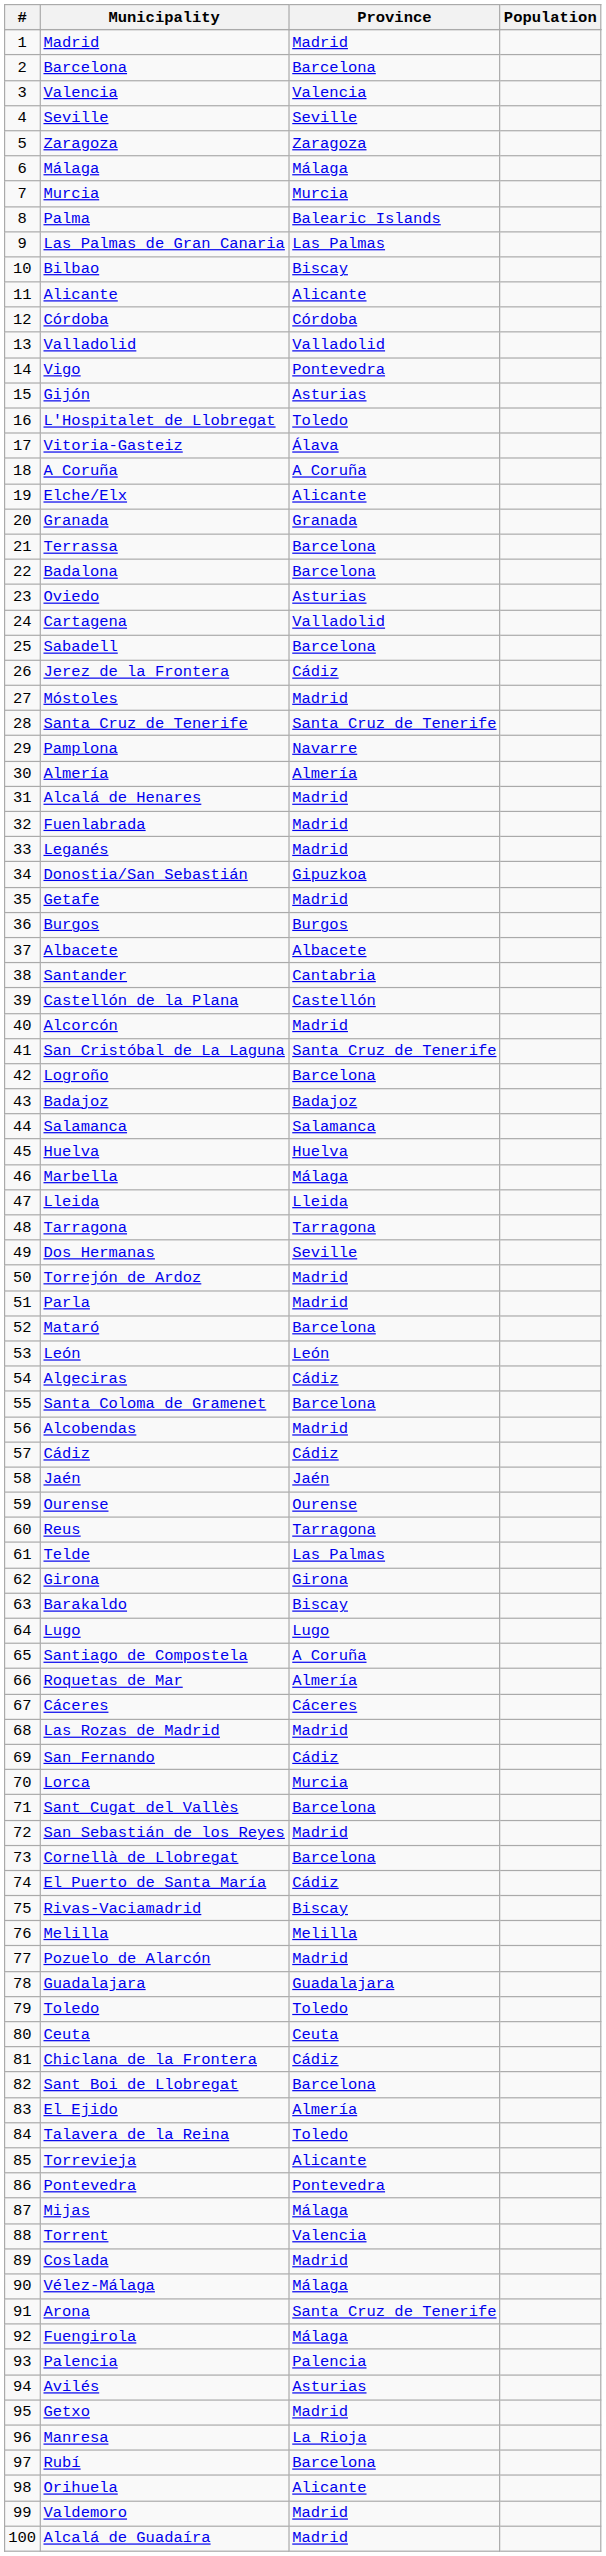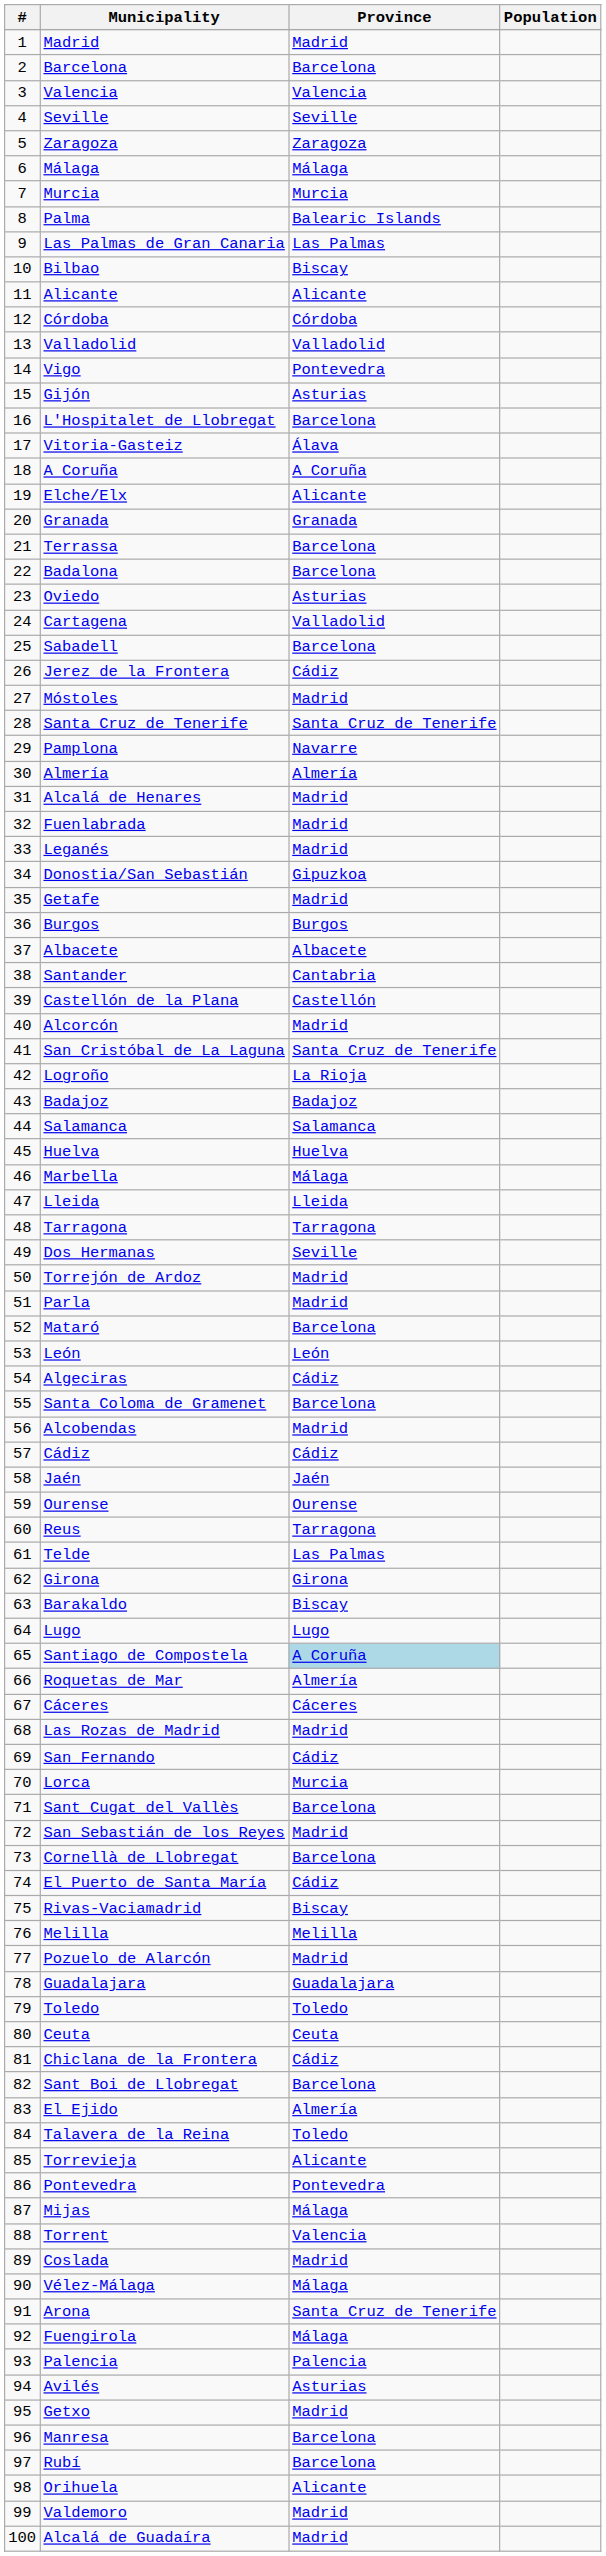(320, 421) Toledo -> (334, 421) Barcelona
(334, 1076) Barcelona -> (329, 1076) La Rioja
(329, 1656) no background -> (329, 1656) lightblue background
(329, 2438) La Rioja -> (334, 2438) Barcelona
